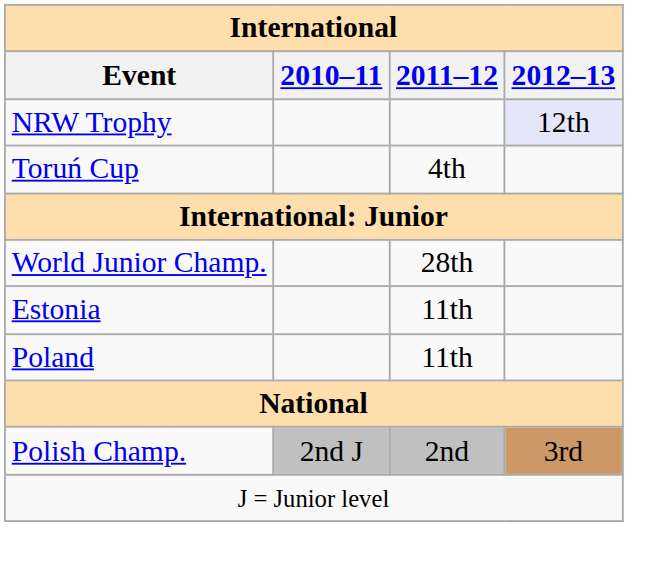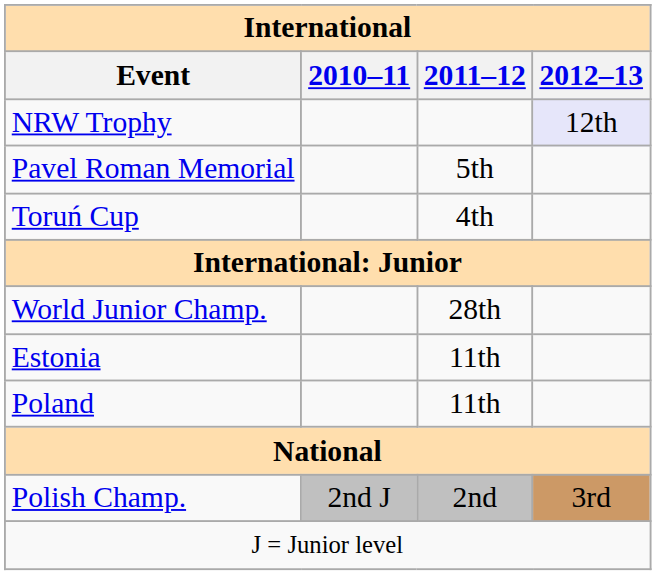+ row: (153, 168)
